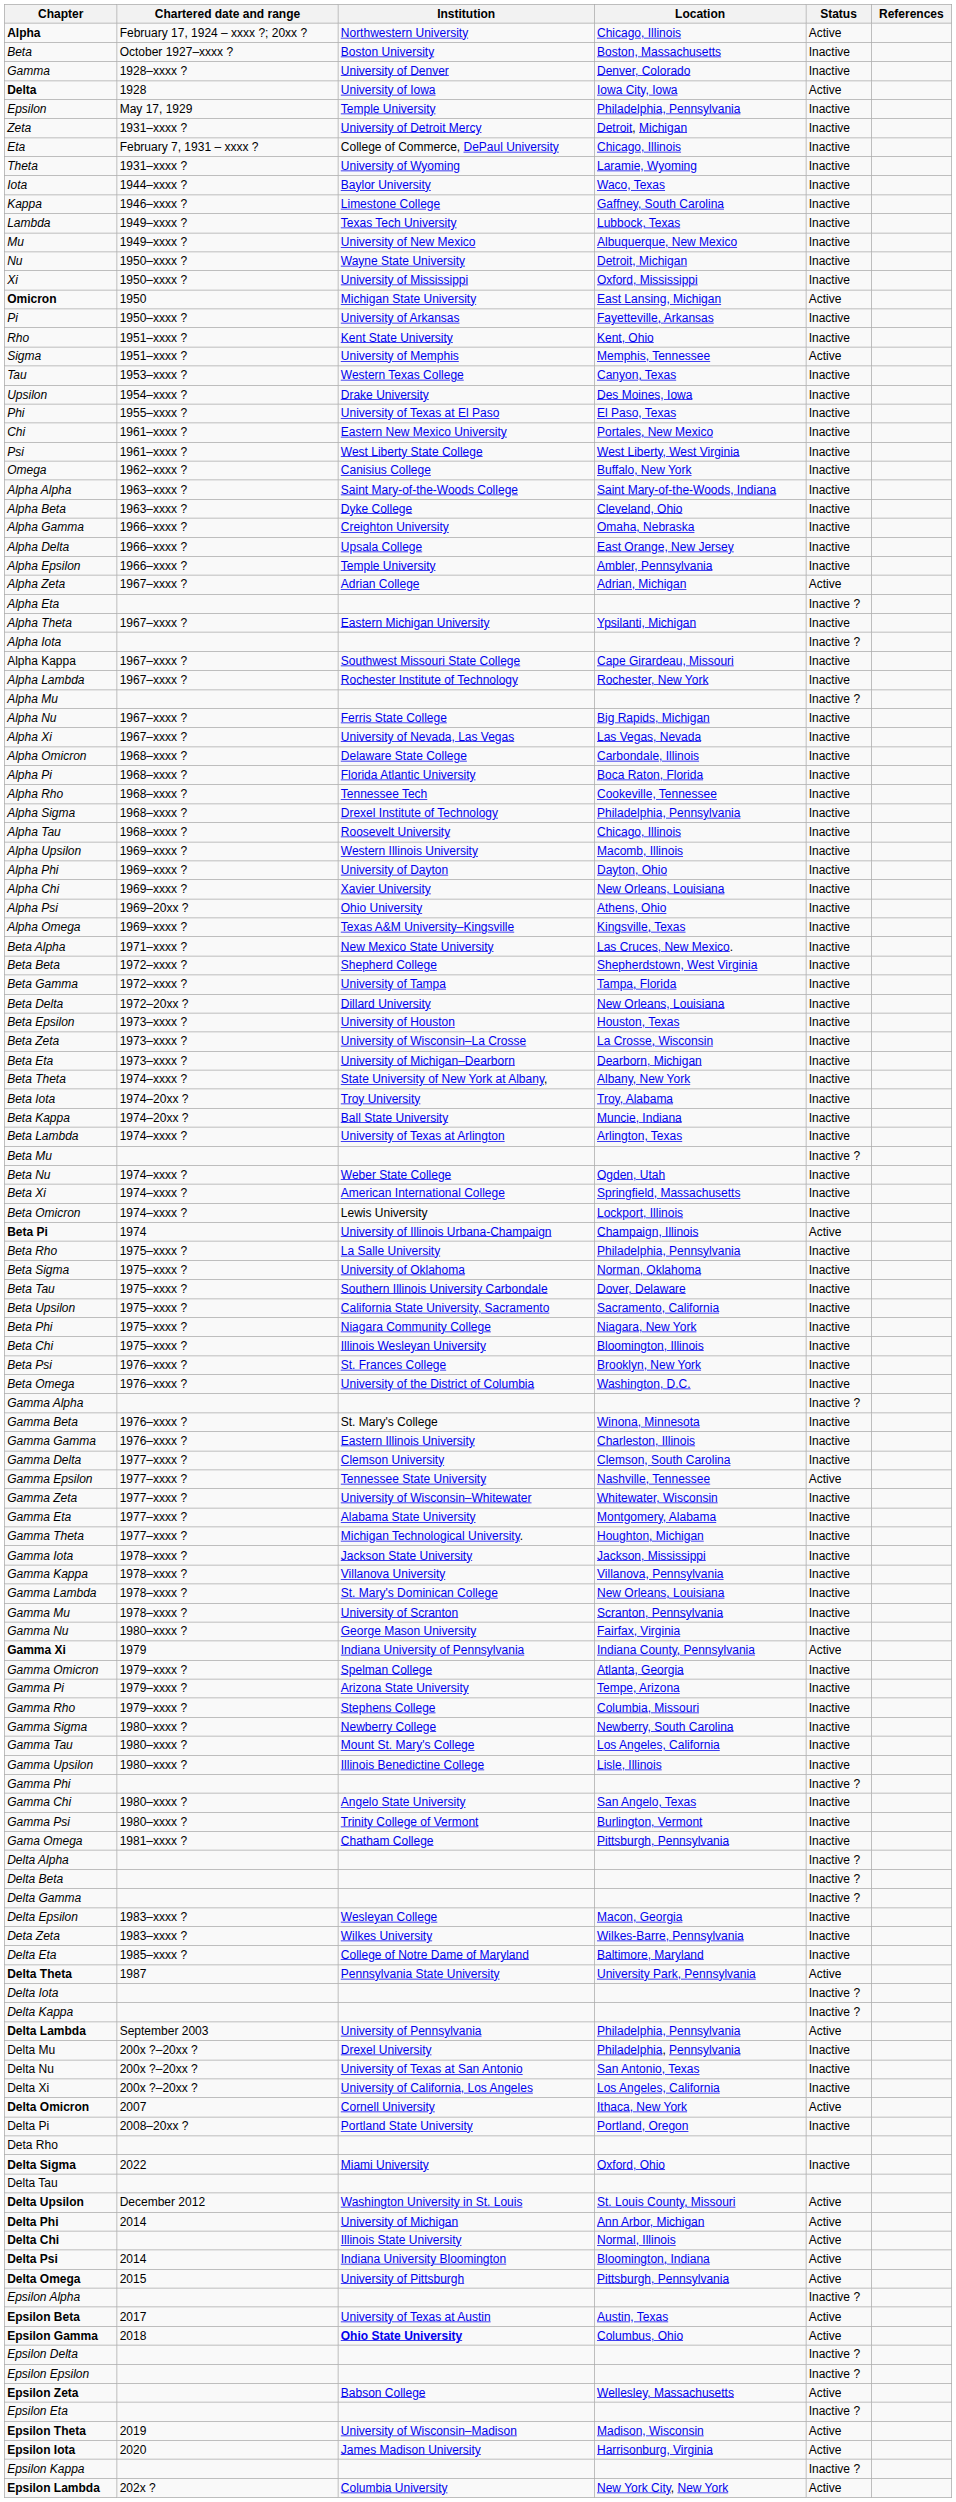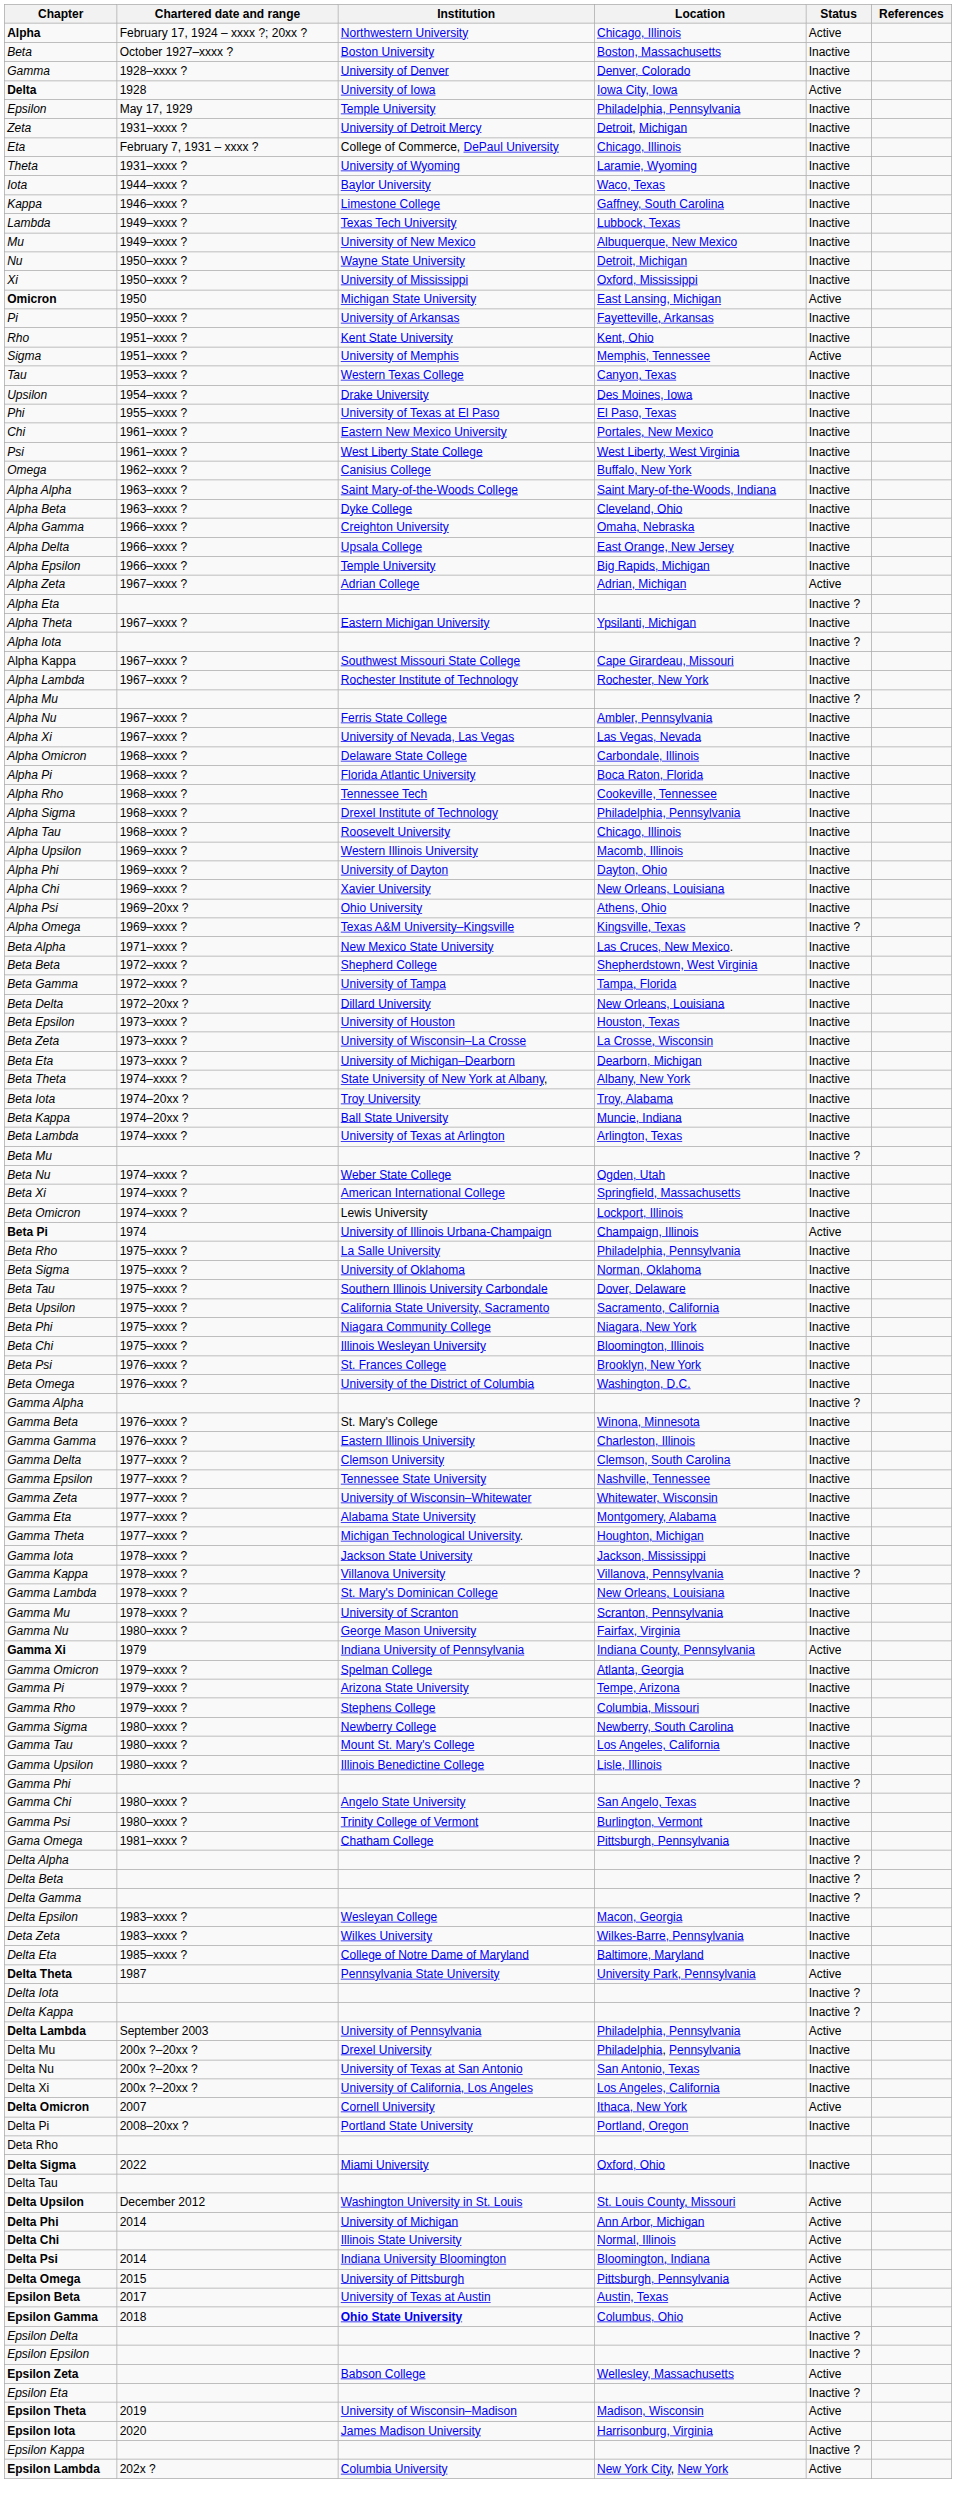(655, 565) Ambler, Pennsylvania -> (653, 565) Big Rapids, Michigan
(653, 718) Big Rapids, Michigan -> (655, 718) Ambler, Pennsylvania
(829, 927) Inactive -> (834, 927) Inactive ?
(825, 1479) Active -> (829, 1479) Inactive
(829, 1574) Inactive -> (834, 1574) Inactive ?
- row: (44, 2297)
